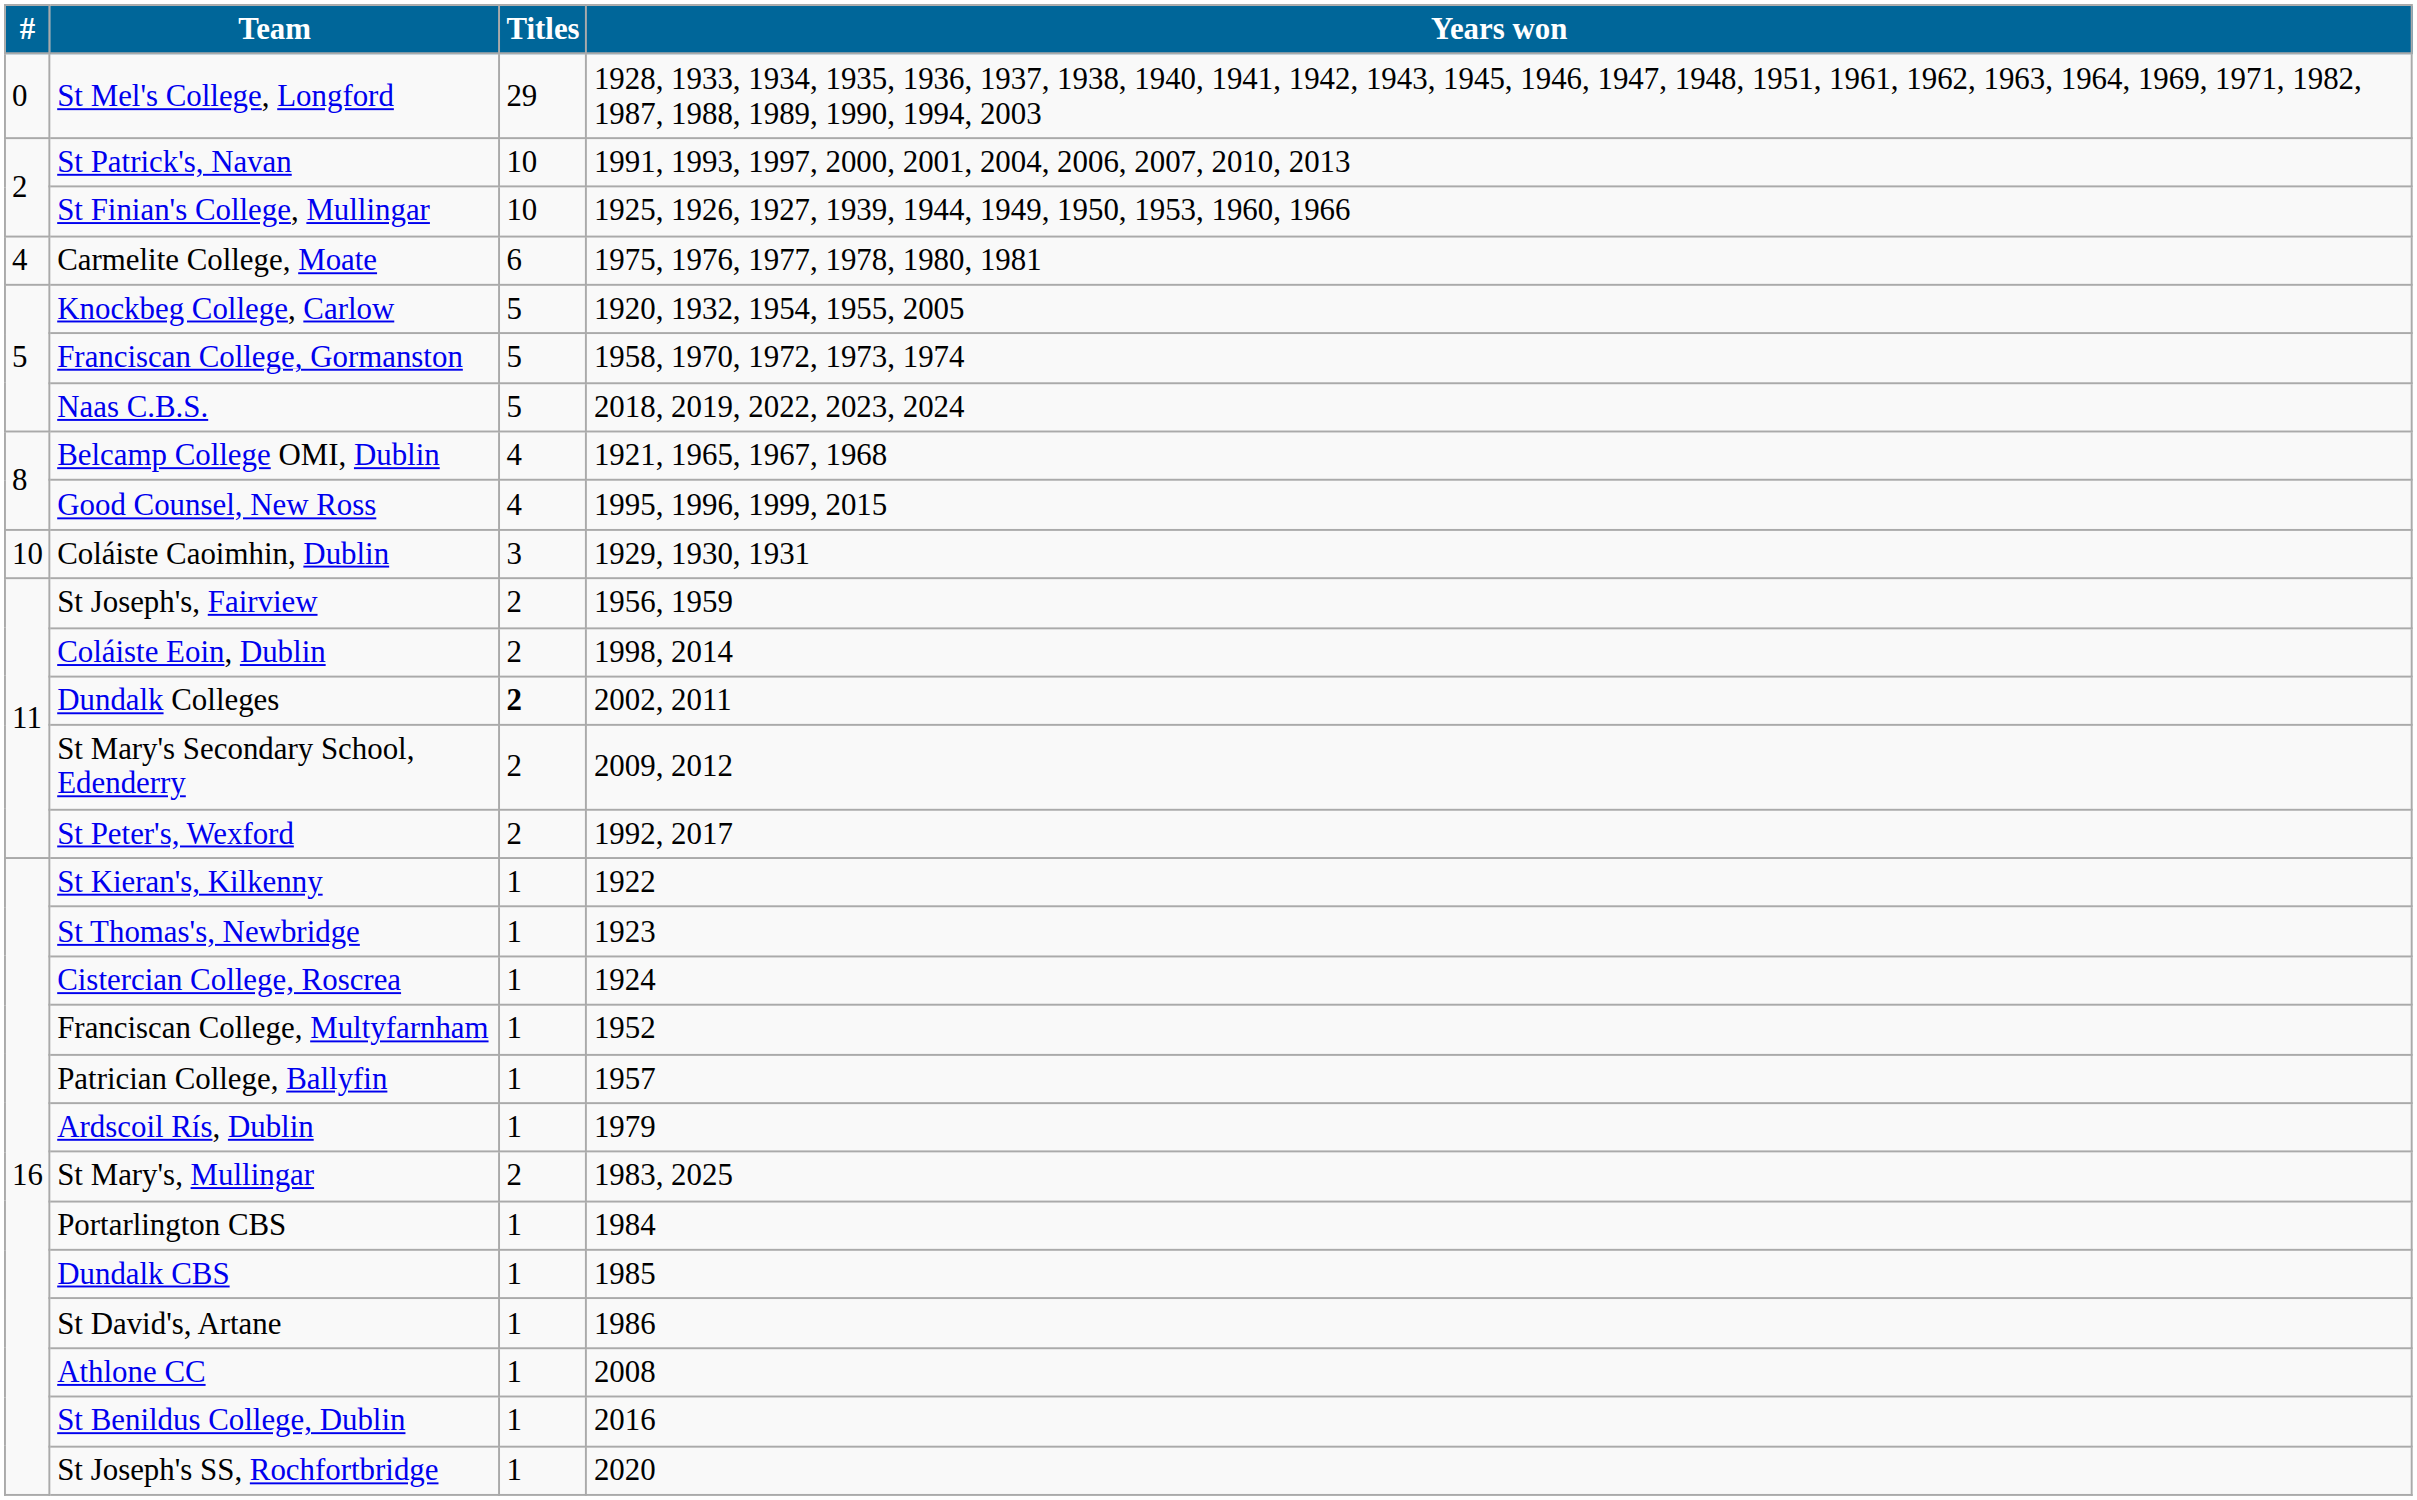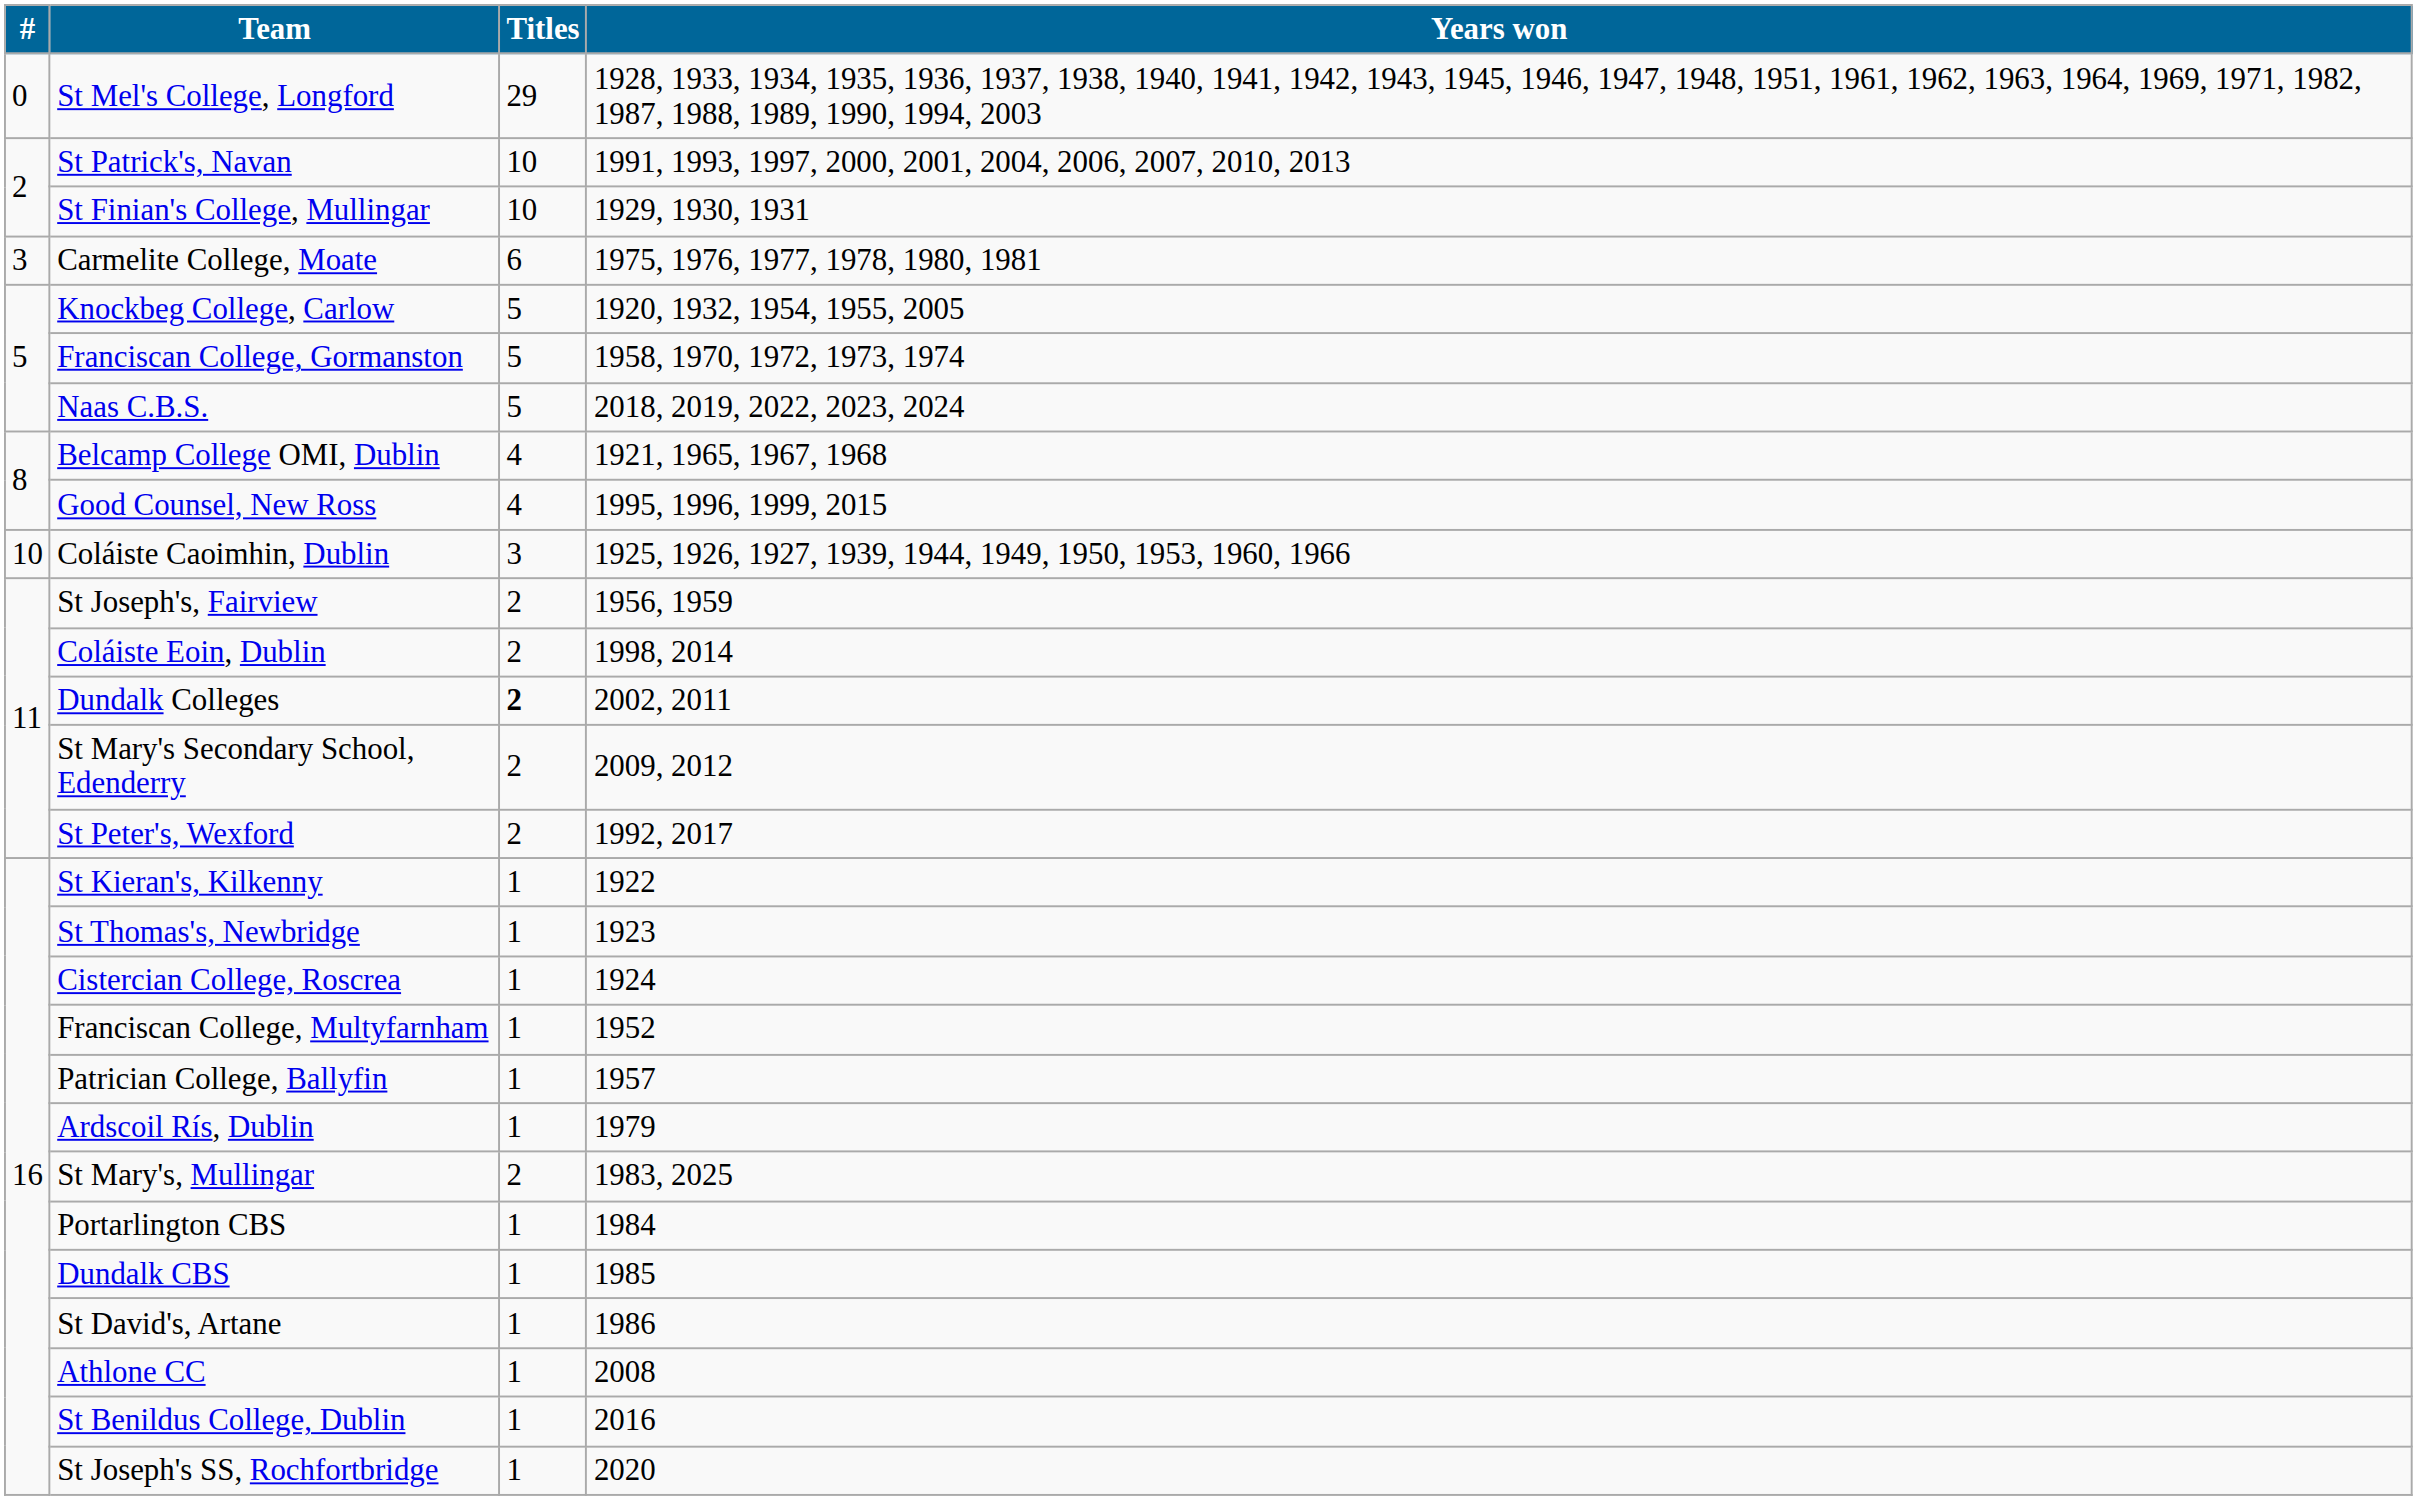(972, 210) 1925, 1926, 1927, 1939, 1944, 1949, 1950, 1953, 1960, 1966 -> (702, 210) 1929, 1930, 1931
(20, 259) 4 -> (20, 259) 3
(702, 553) 1929, 1930, 1931 -> (972, 553) 1925, 1926, 1927, 1939, 1944, 1949, 1950, 1953, 1960, 1966
